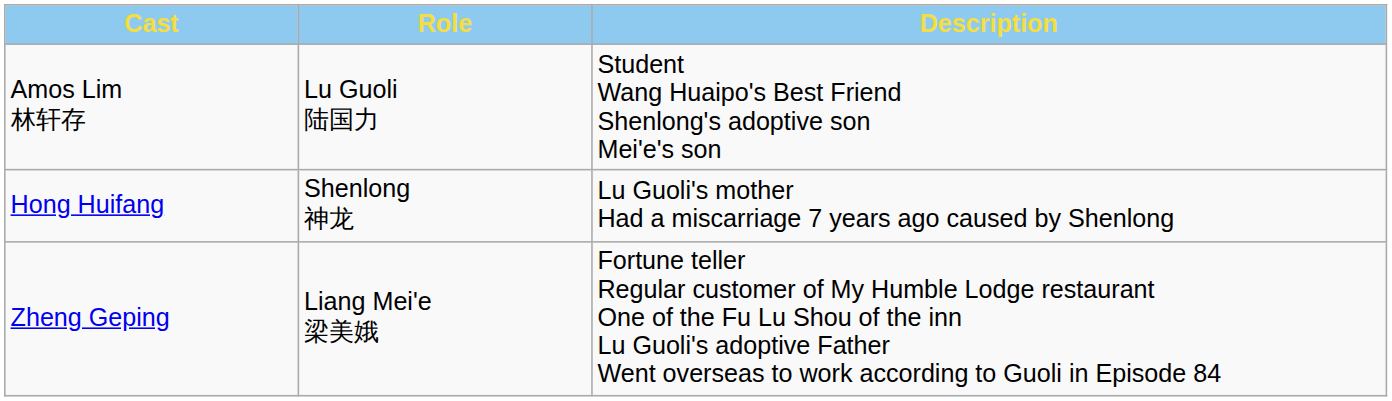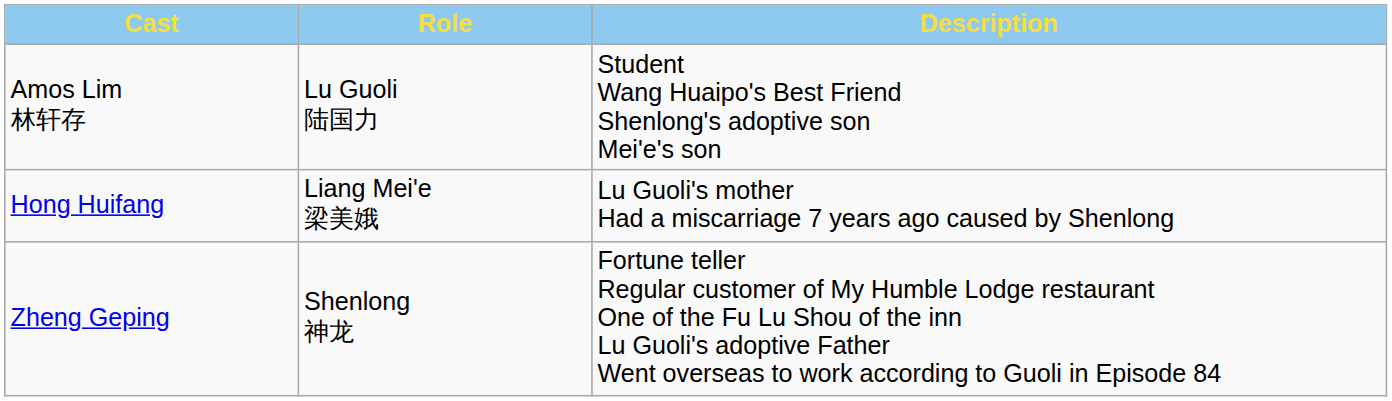(357, 203) Shenlong 神龙 -> (368, 203) Liang Mei'e 梁美娥
(368, 316) Liang Mei'e 梁美娥 -> (357, 316) Shenlong 神龙
